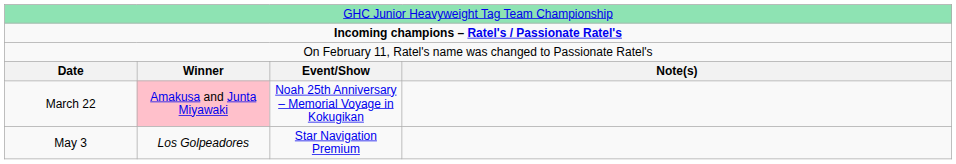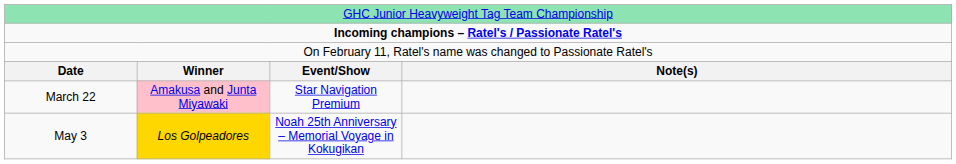(336, 103) Noah 25th Anniversary – Memorial Voyage in Kokugikan -> (336, 96) Star Navigation Premium
(203, 142) no background -> (203, 136) gold background
(336, 142) Star Navigation Premium -> (336, 136) Noah 25th Anniversary – Memorial Voyage in Kokugikan
